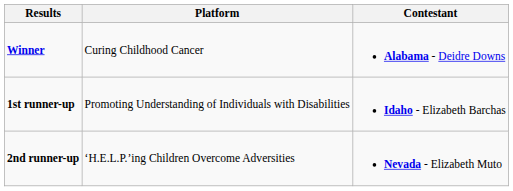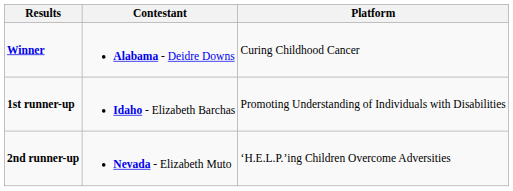columns swapped: (430, 13) <-> (217, 13)
